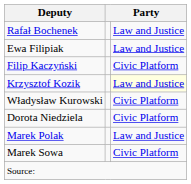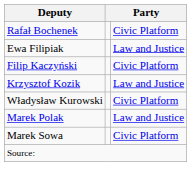(149, 30) Law and Justice -> (146, 30) Civic Platform
(149, 83) lightyellow background -> (149, 83) no background
- row: (45, 118)
